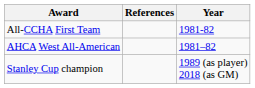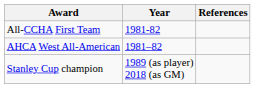columns swapped: (213, 12) <-> (150, 12)
